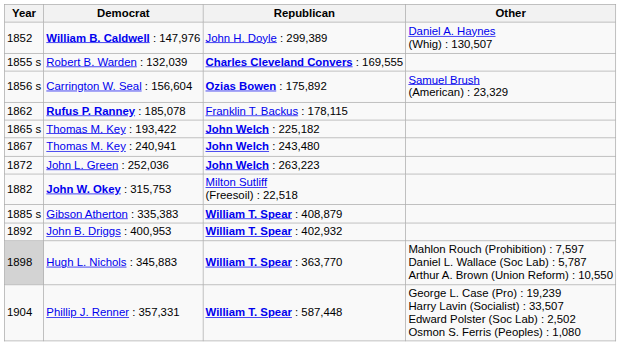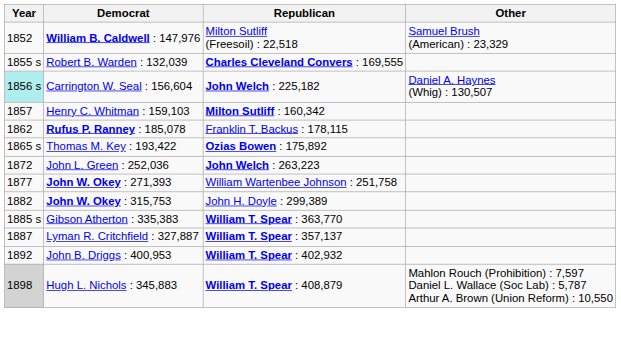(266, 37) John H. Doyle : 299,389 -> (252, 37) Milton Sutliff (Freesoil) : 22,518
(452, 37) Daniel A. Haynes (Whig) : 130,507 -> (458, 37) Samuel Brush (American) : 23,329
(24, 86) no background -> (24, 86) paleturquoise background
(266, 86) Ozias Bowen : 175,892 -> (263, 86) John Welch : 225,182
(458, 86) Samuel Brush (American) : 23,329 -> (452, 86) Daniel A. Haynes (Whig) : 130,507
+ row: (118, 111)
(263, 129) John Welch : 225,182 -> (266, 147) Ozias Bowen : 175,892
- row: (111, 147)
+ row: (109, 183)
(252, 189) Milton Sutliff (Freesoil) : 22,518 -> (266, 201) John H. Doyle : 299,389
(274, 213) William T. Spear : 408,879 -> (274, 219) William T. Spear : 363,770
+ row: (123, 237)
(274, 262) William T. Spear : 363,770 -> (274, 286) William T. Spear : 408,879
- row: (113, 312)
